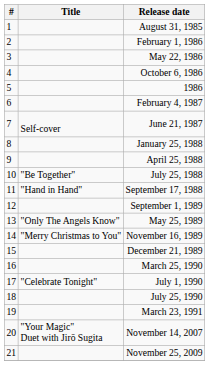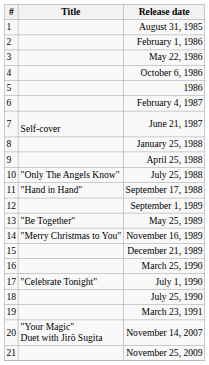(48, 175) "Be Together" -> (70, 175) "Only The Angels Know"
(70, 220) "Only The Angels Know" -> (48, 220) "Be Together"
